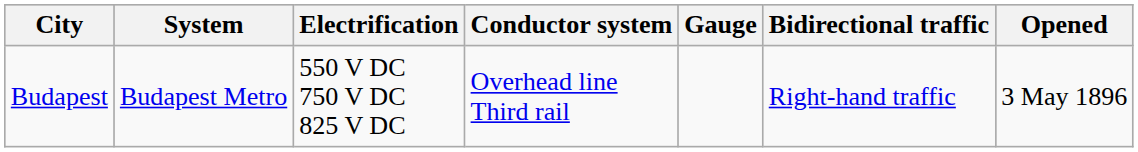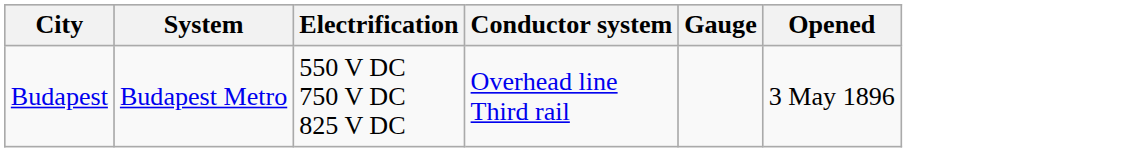- column: (879, 25)
